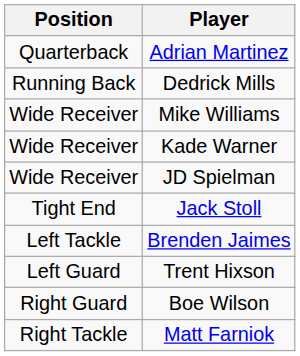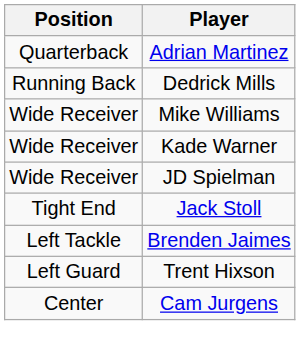+ row: (219, 303)
- row: (219, 303)
- row: (219, 334)
